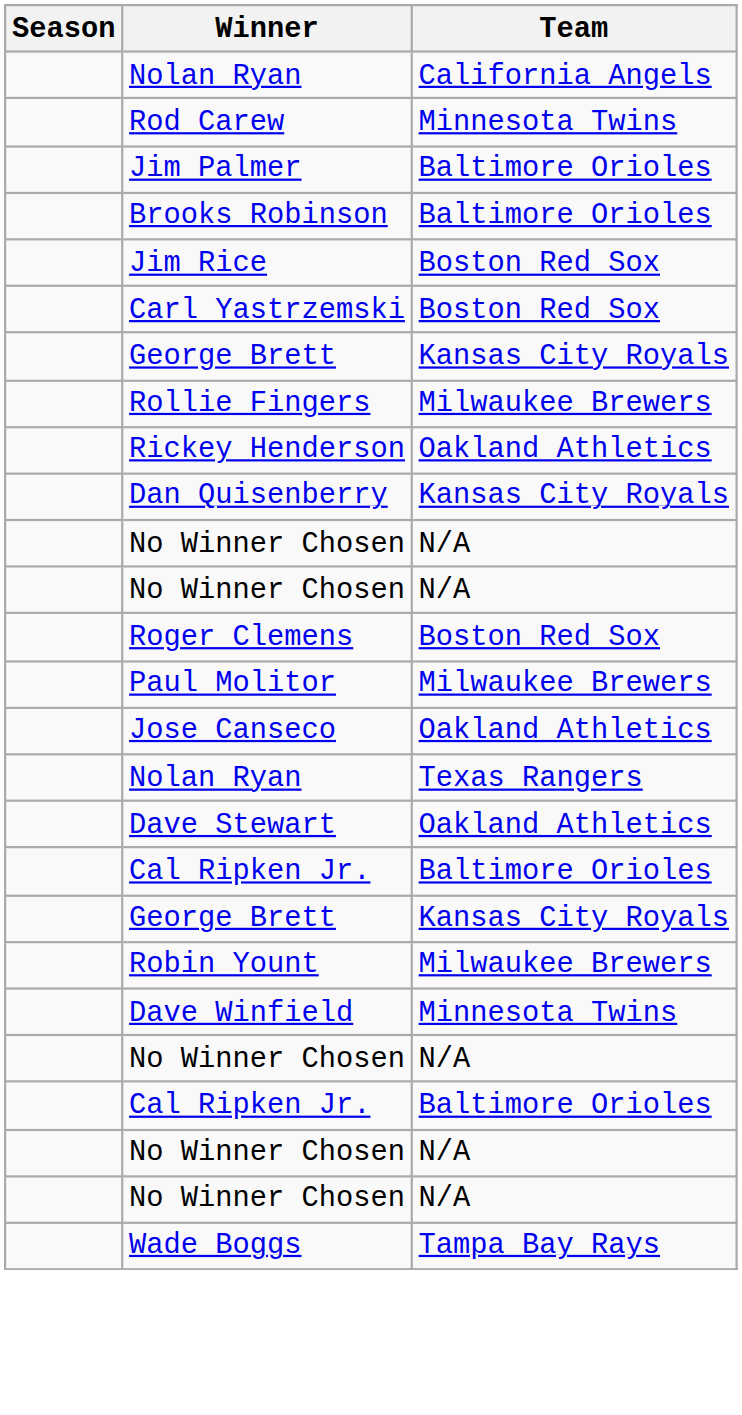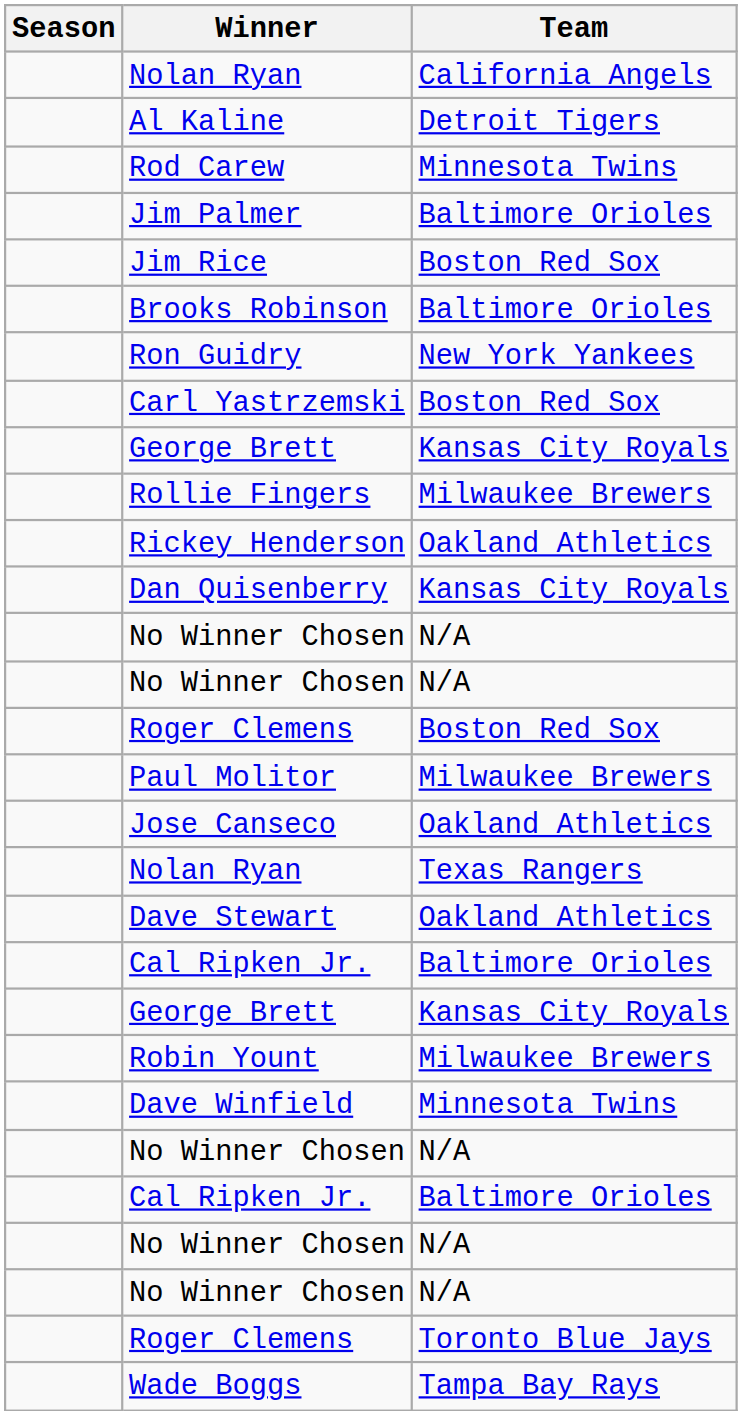+ row: (207, 122)
rows swapped: (258, 216) <-> (198, 263)
+ row: (215, 356)
+ row: (241, 1340)
